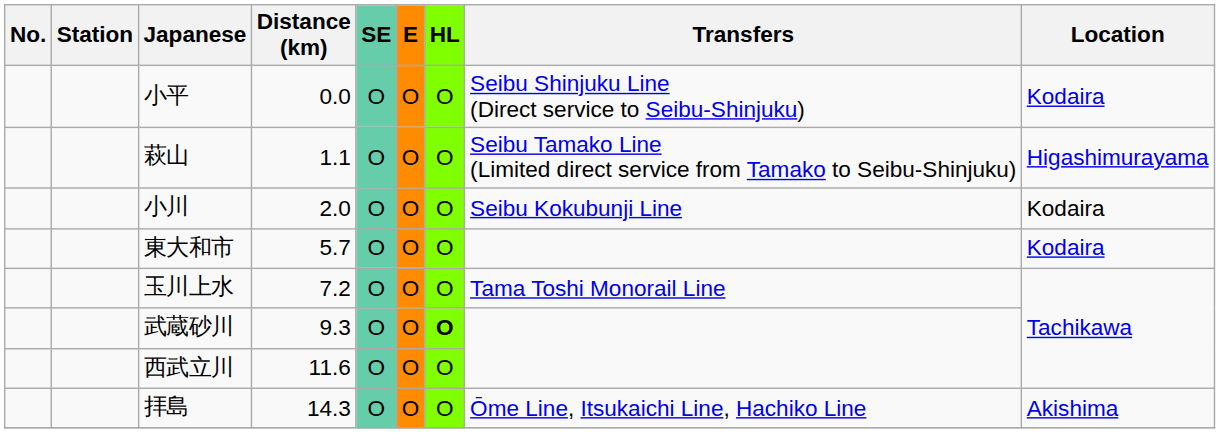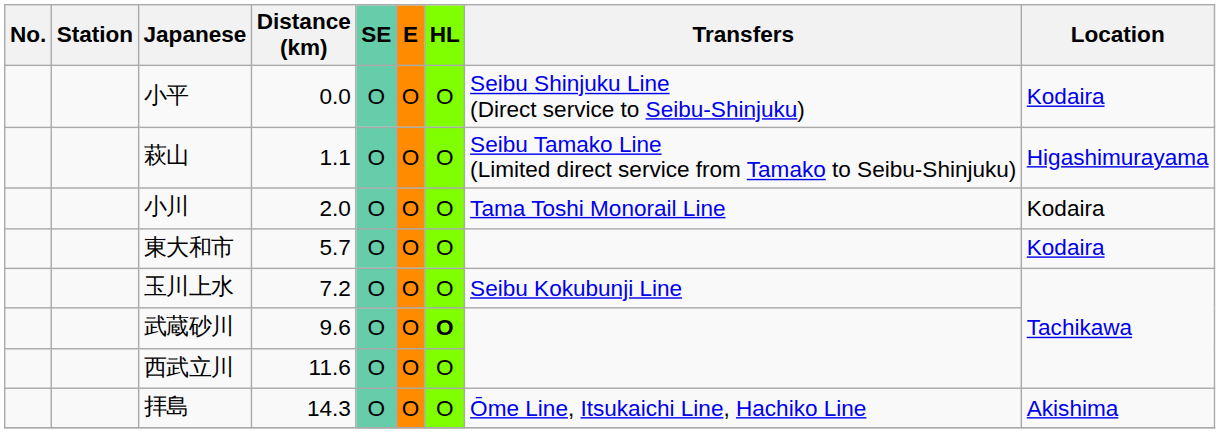(576, 207) Seibu Kokubunji Line -> (598, 207) Tama Toshi Monorail Line
(598, 287) Tama Toshi Monorail Line -> (576, 287) Seibu Kokubunji Line
(335, 328) 9.3 -> (335, 328) 9.6
